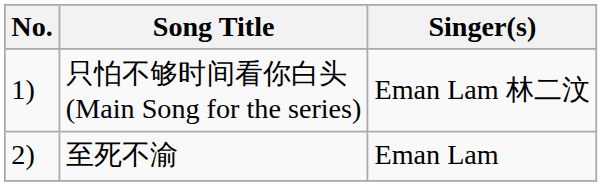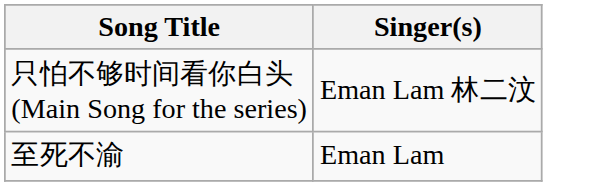- column: (32, 26)
